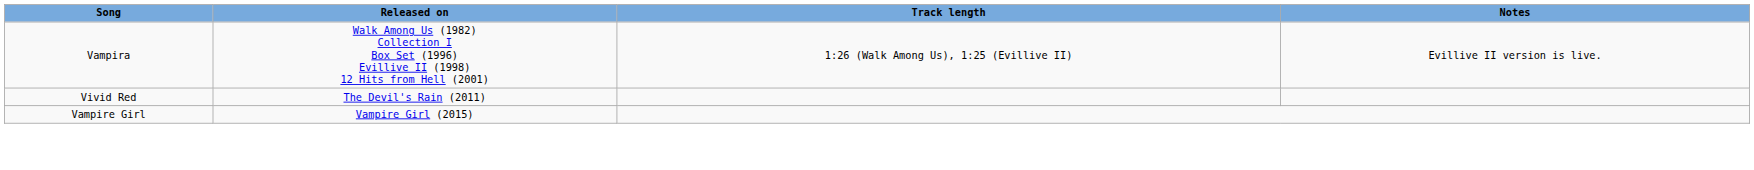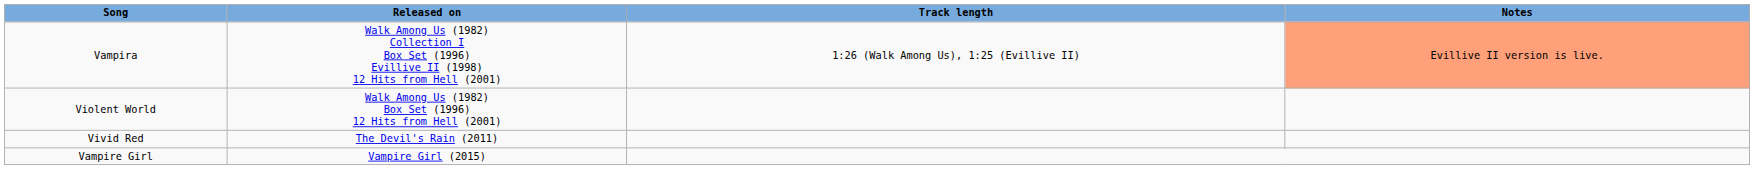(1515, 55) no background -> (1517, 55) lightsalmon background
+ row: (116, 109)
